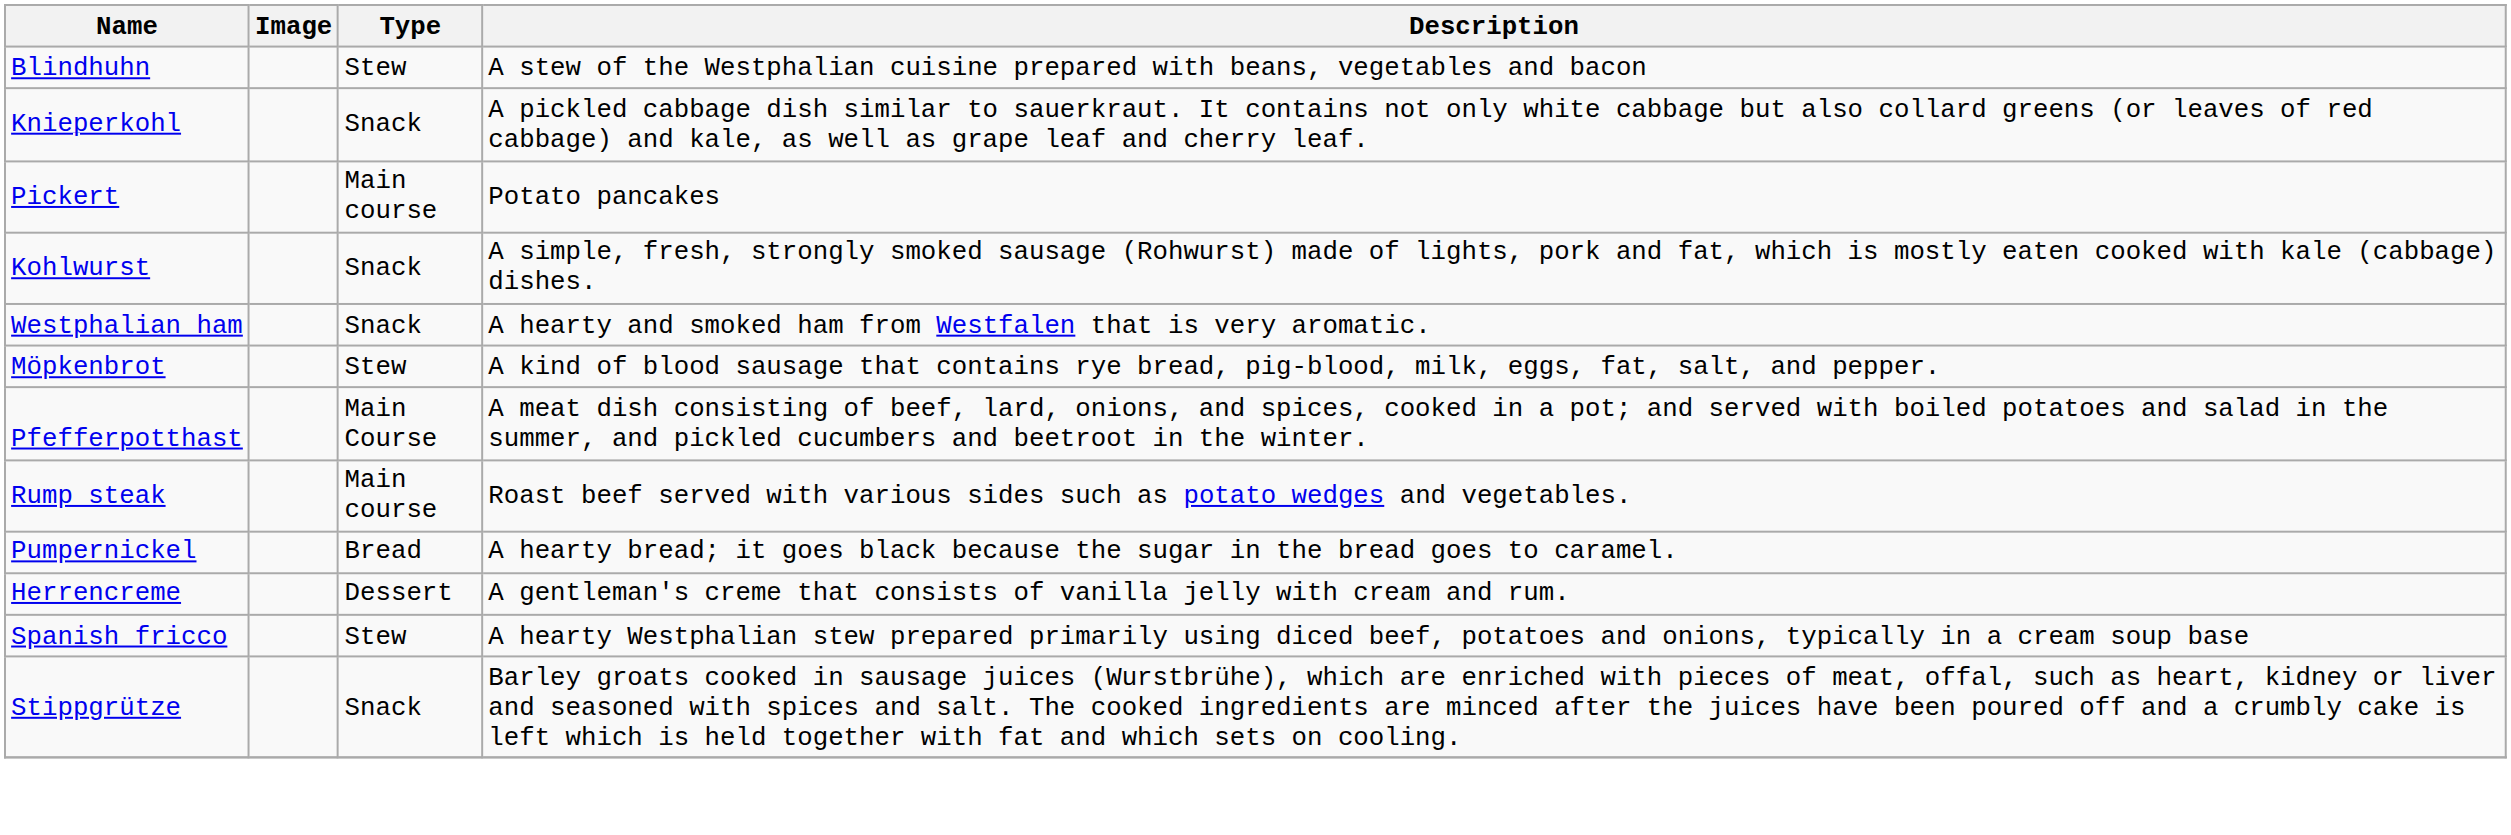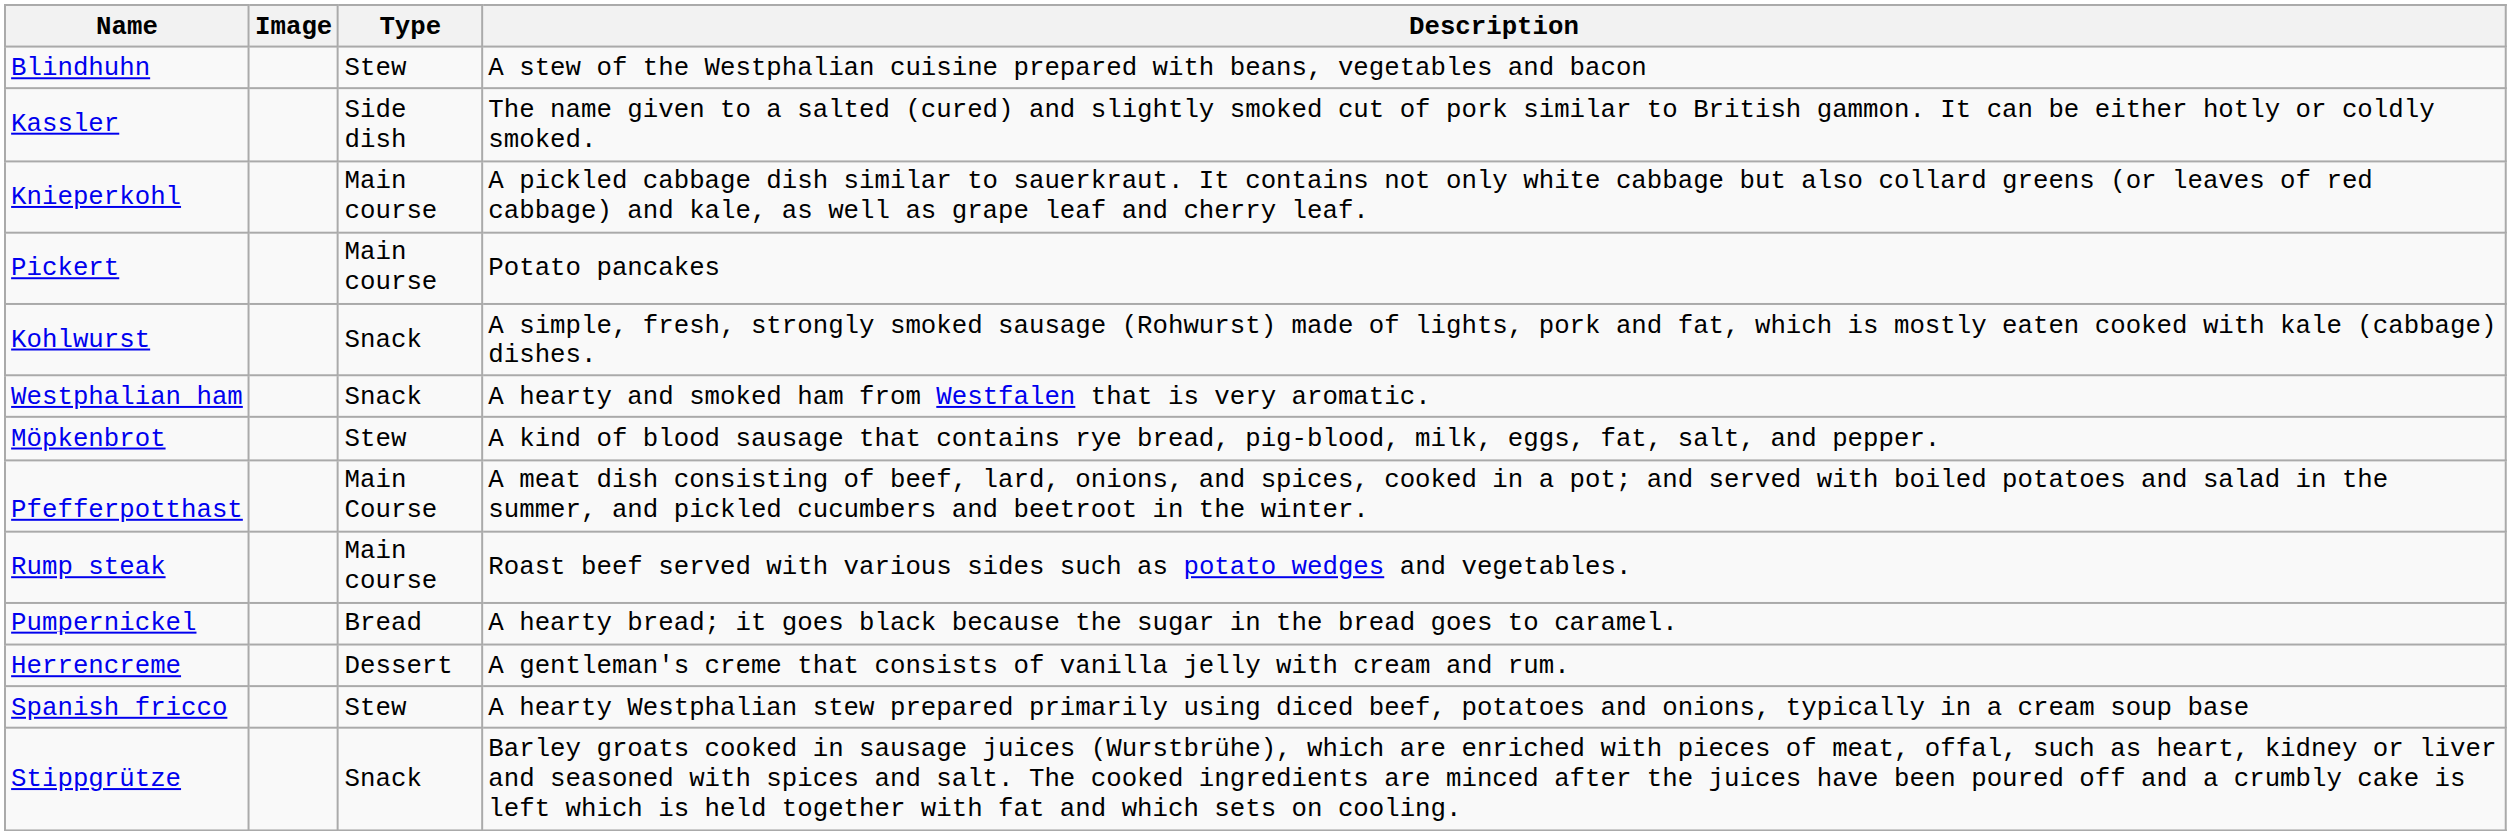+ row: (65, 125)
(383, 125) Snack -> (391, 196) Main course
